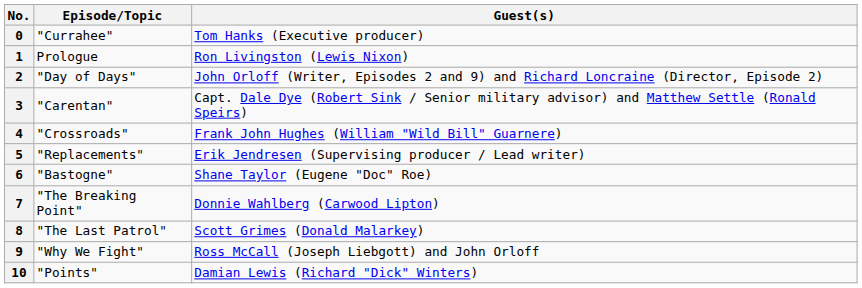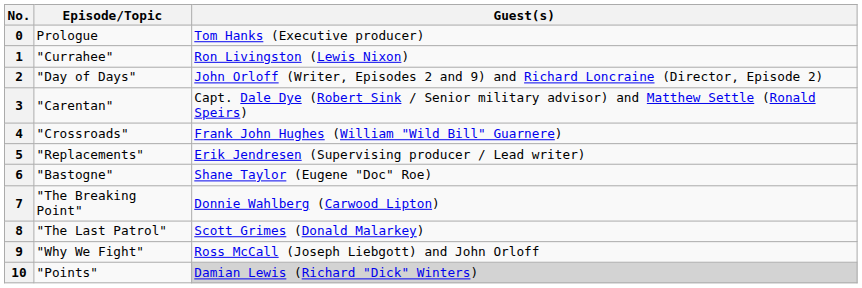(75, 36) "Currahee" -> (67, 36) Prologue
(67, 56) Prologue -> (75, 56) "Currahee"
(336, 273) no background -> (336, 273) lightgrey background
